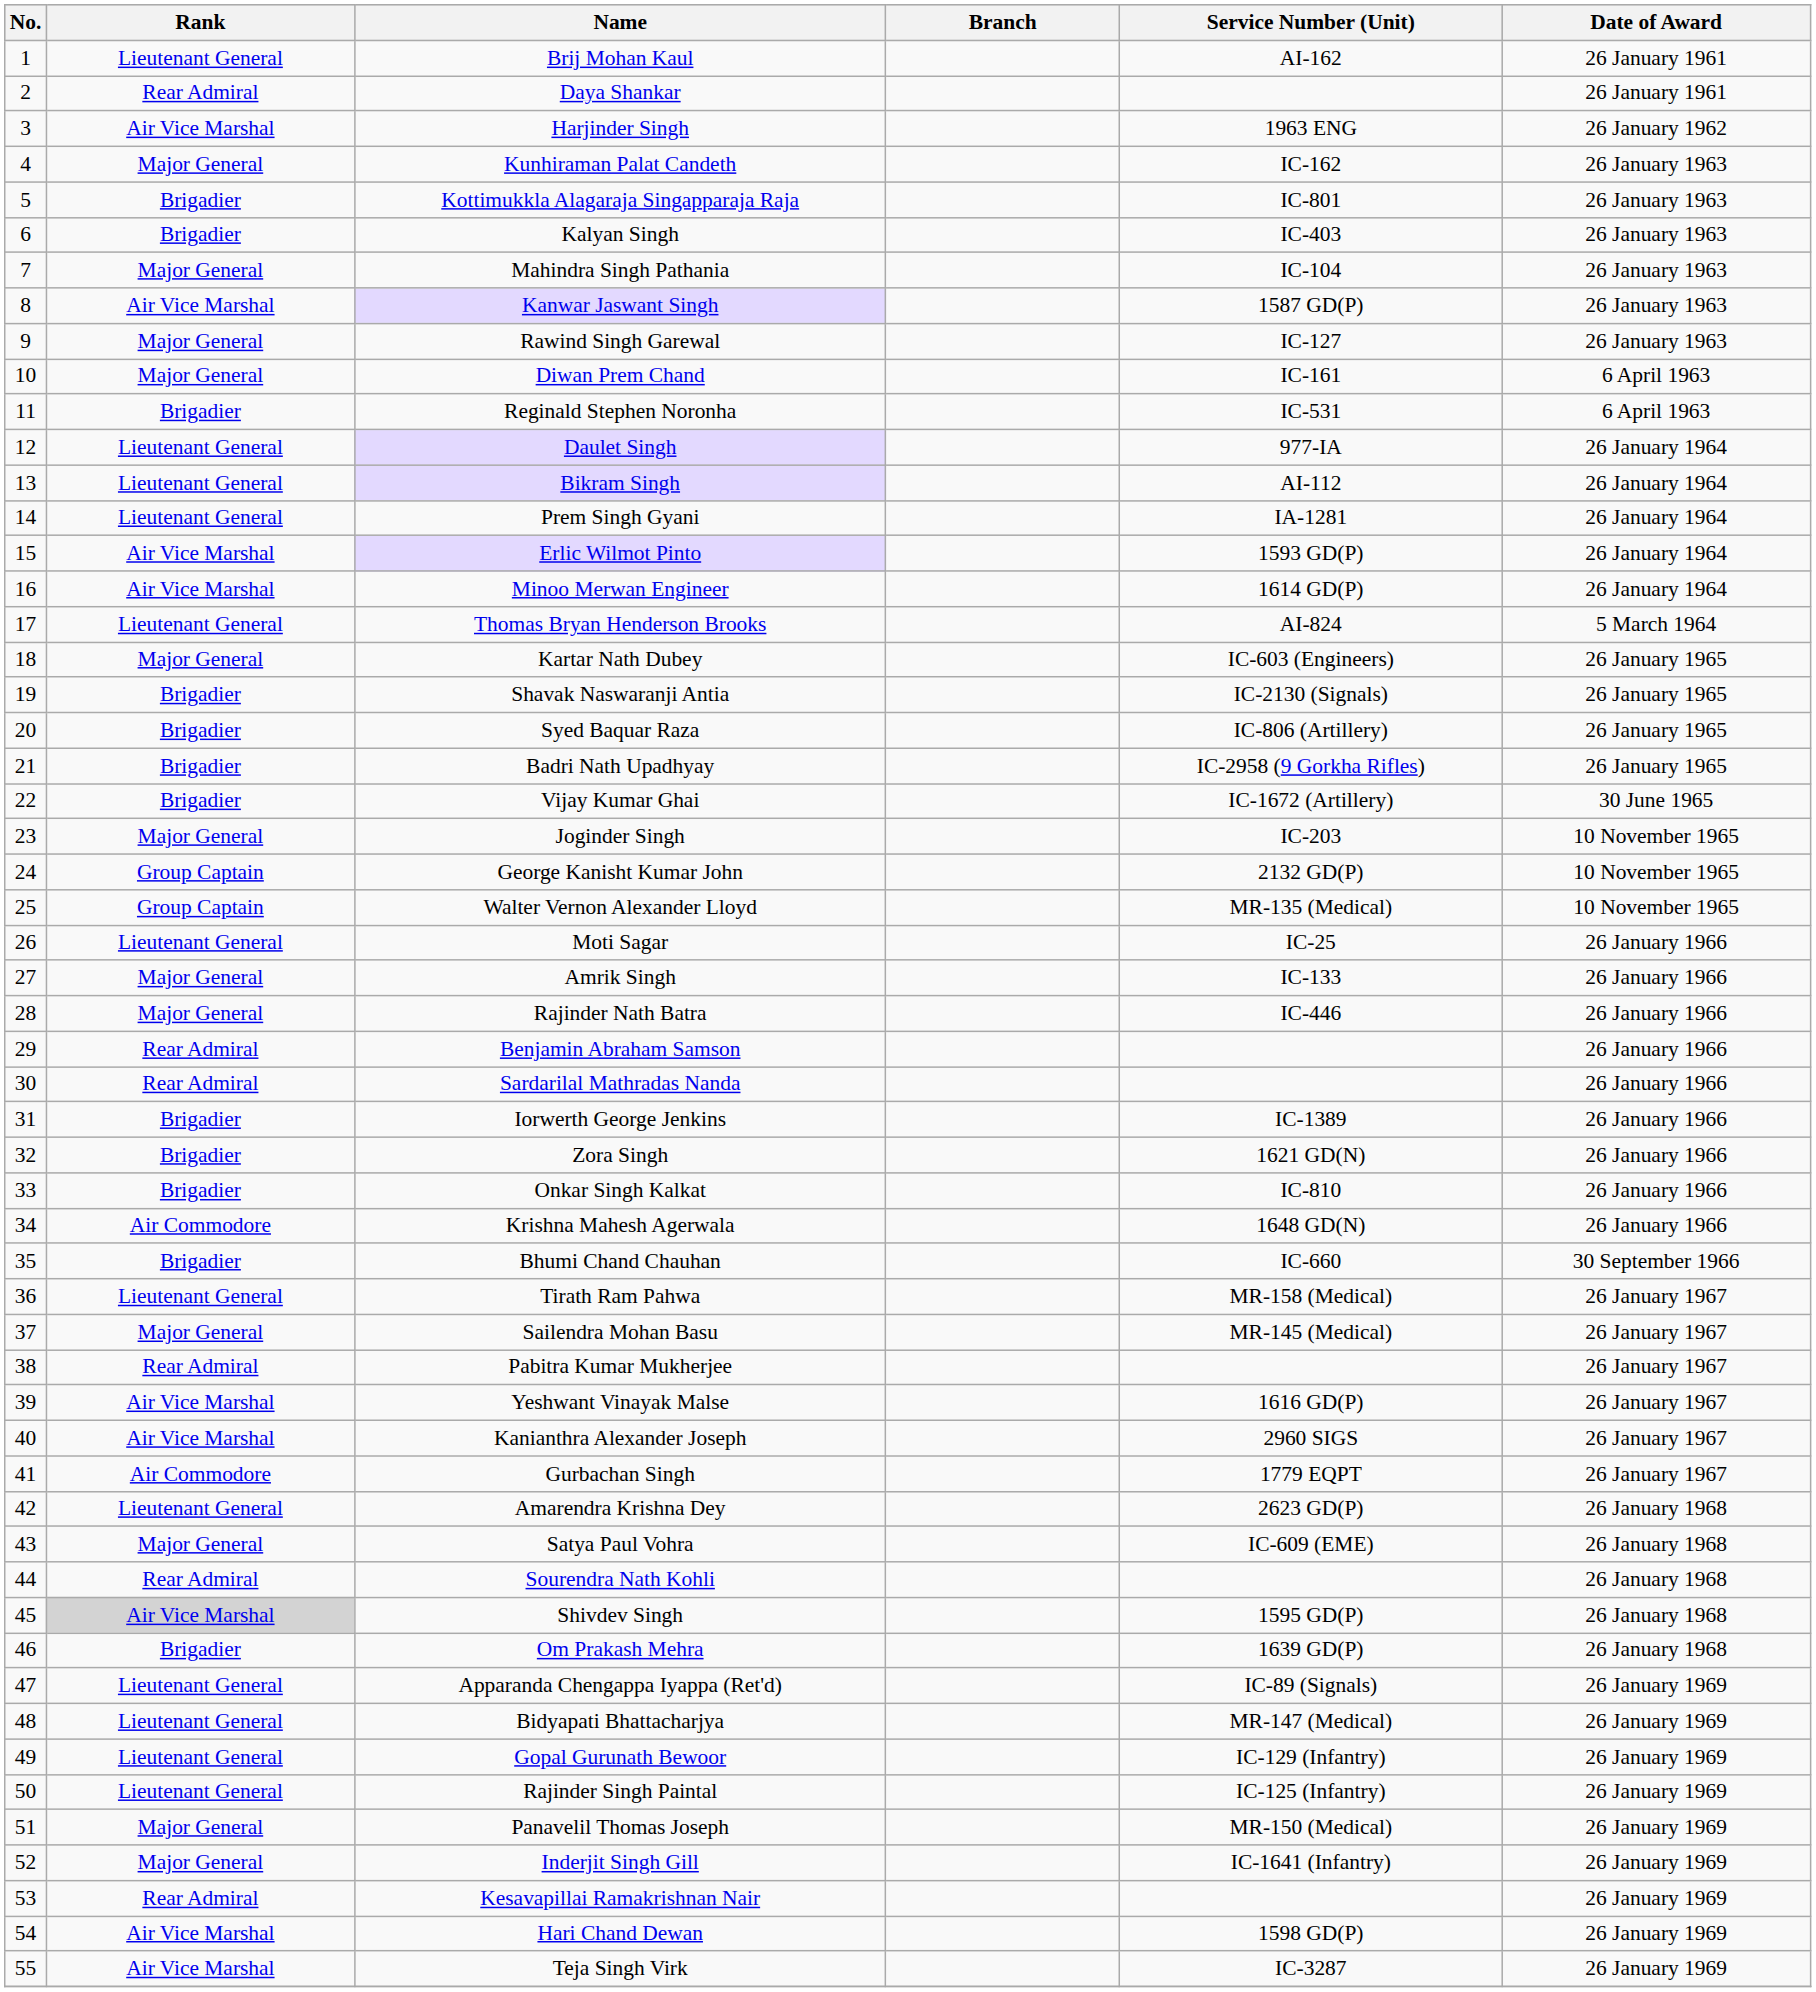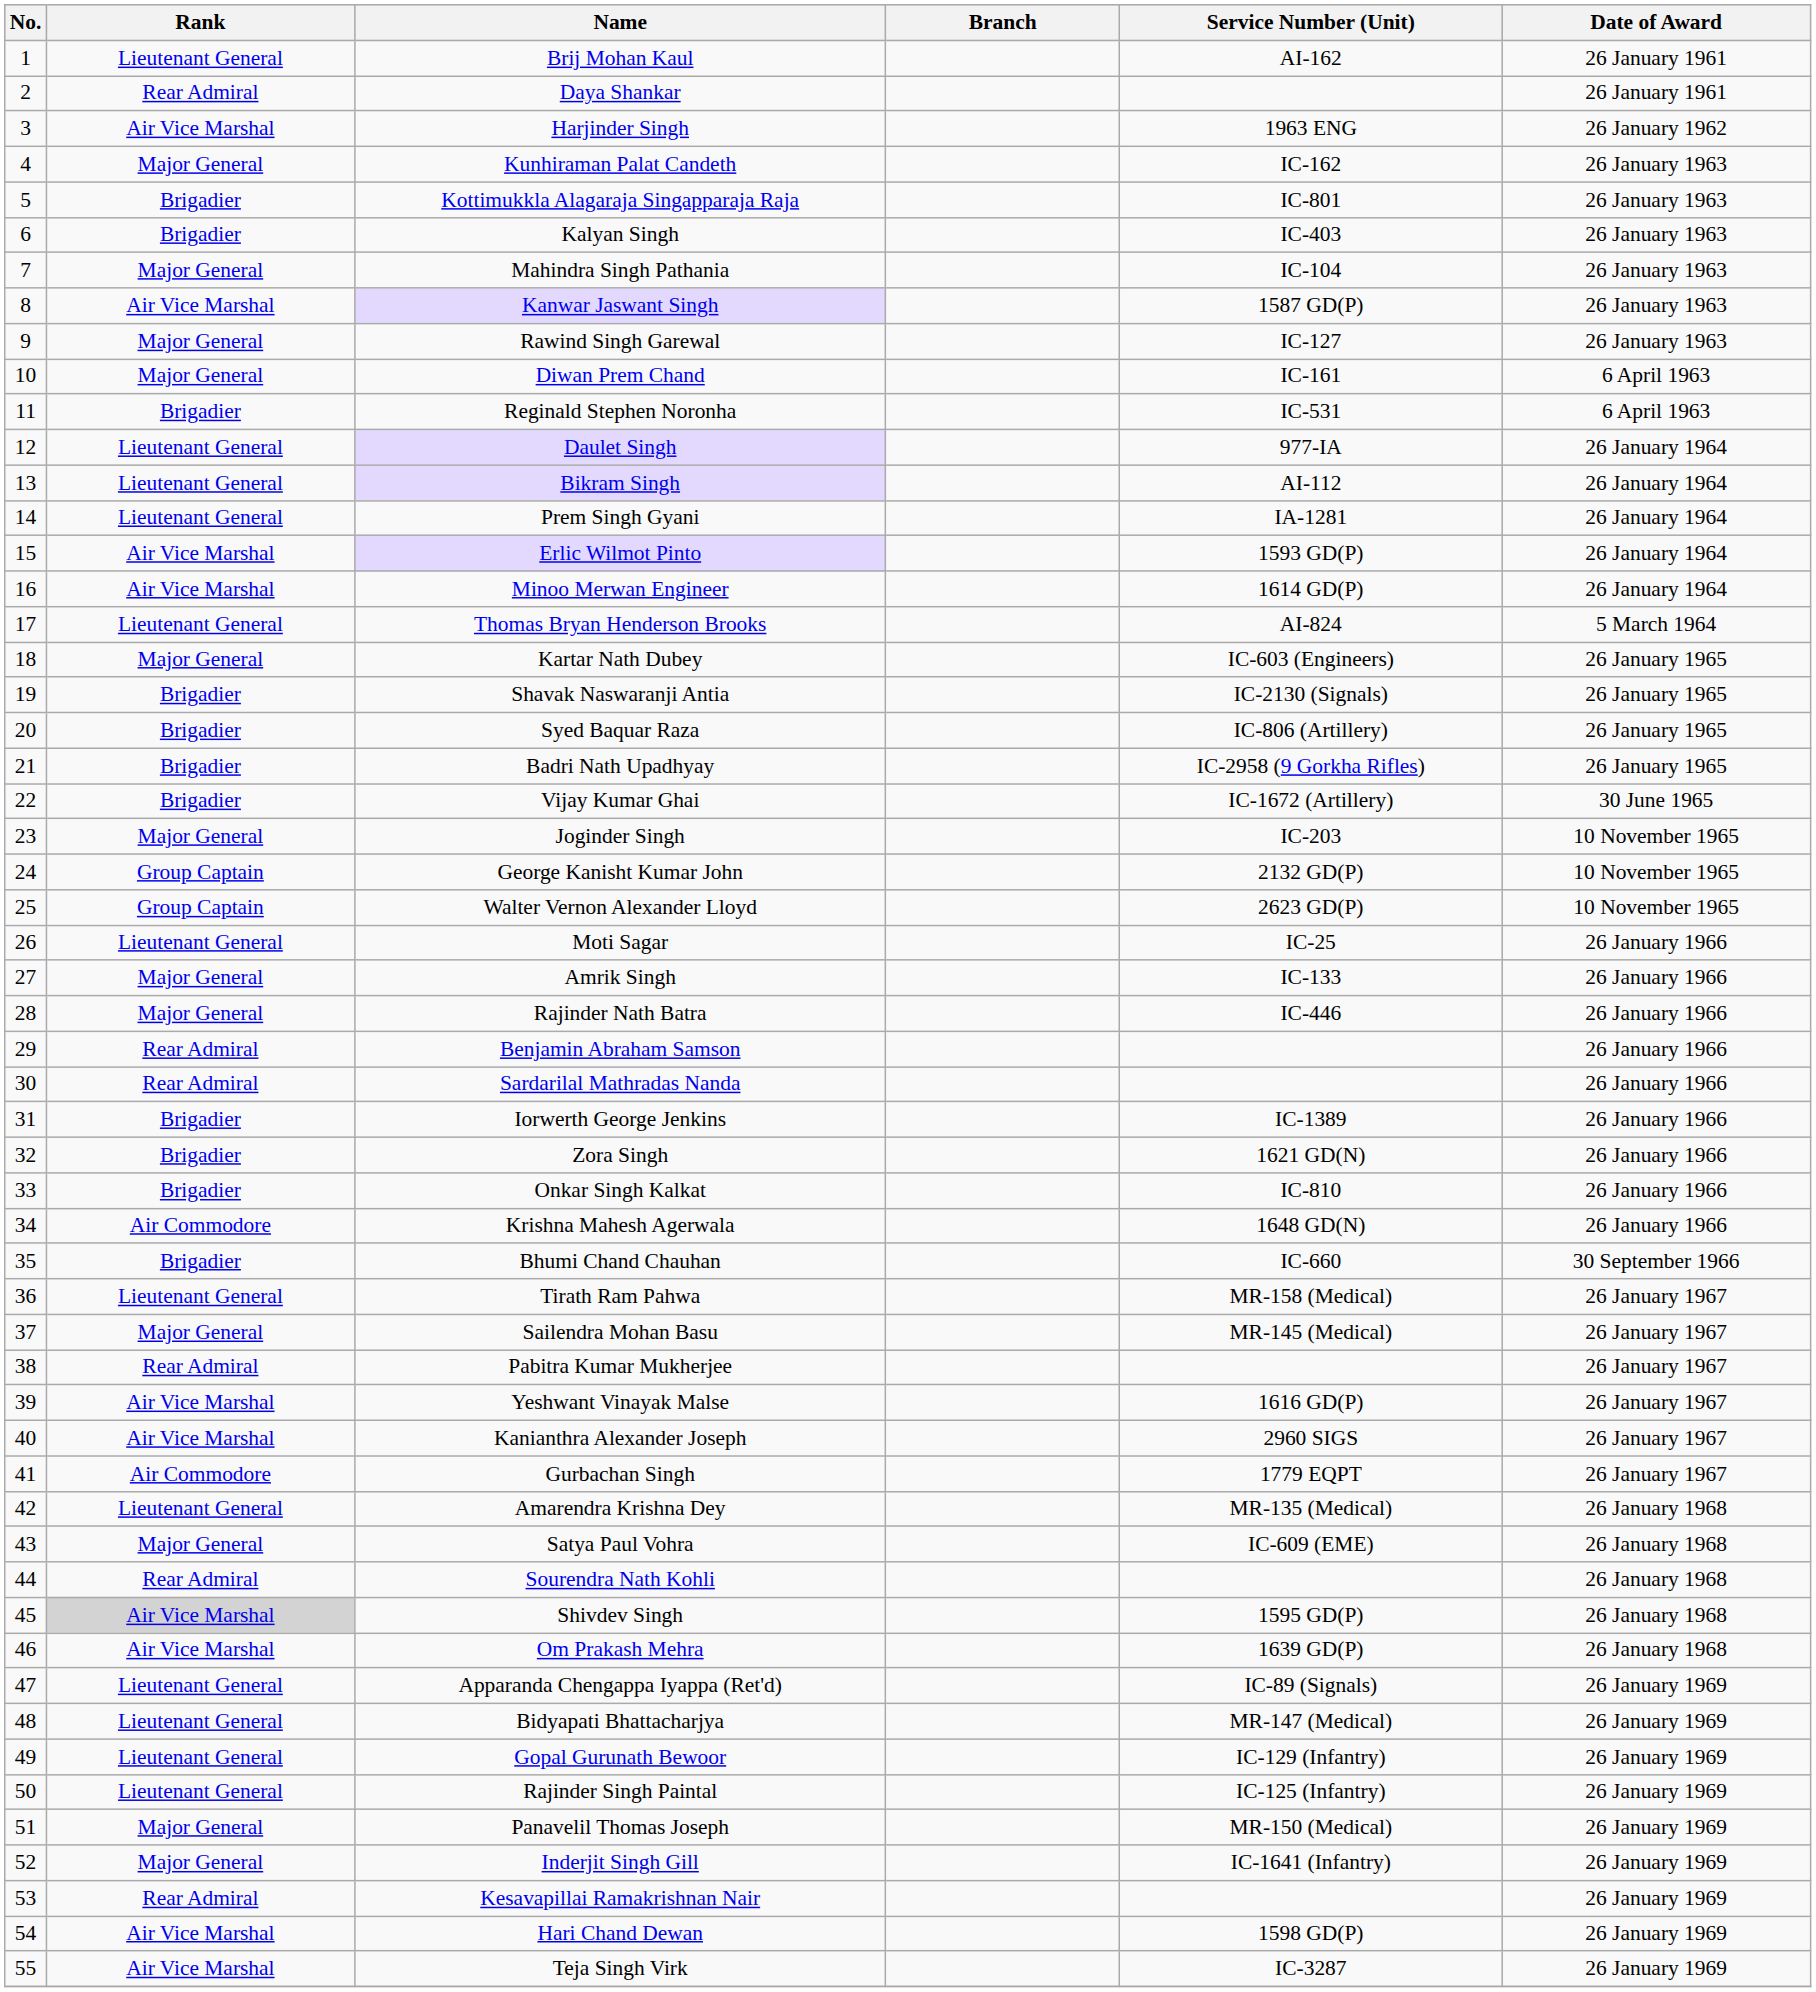(1311, 907) MR-135 (Medical) -> (1311, 907) 2623 GD(P)
(1311, 1508) 2623 GD(P) -> (1311, 1508) MR-135 (Medical)
(200, 1650) Brigadier -> (200, 1650) Air Vice Marshal
